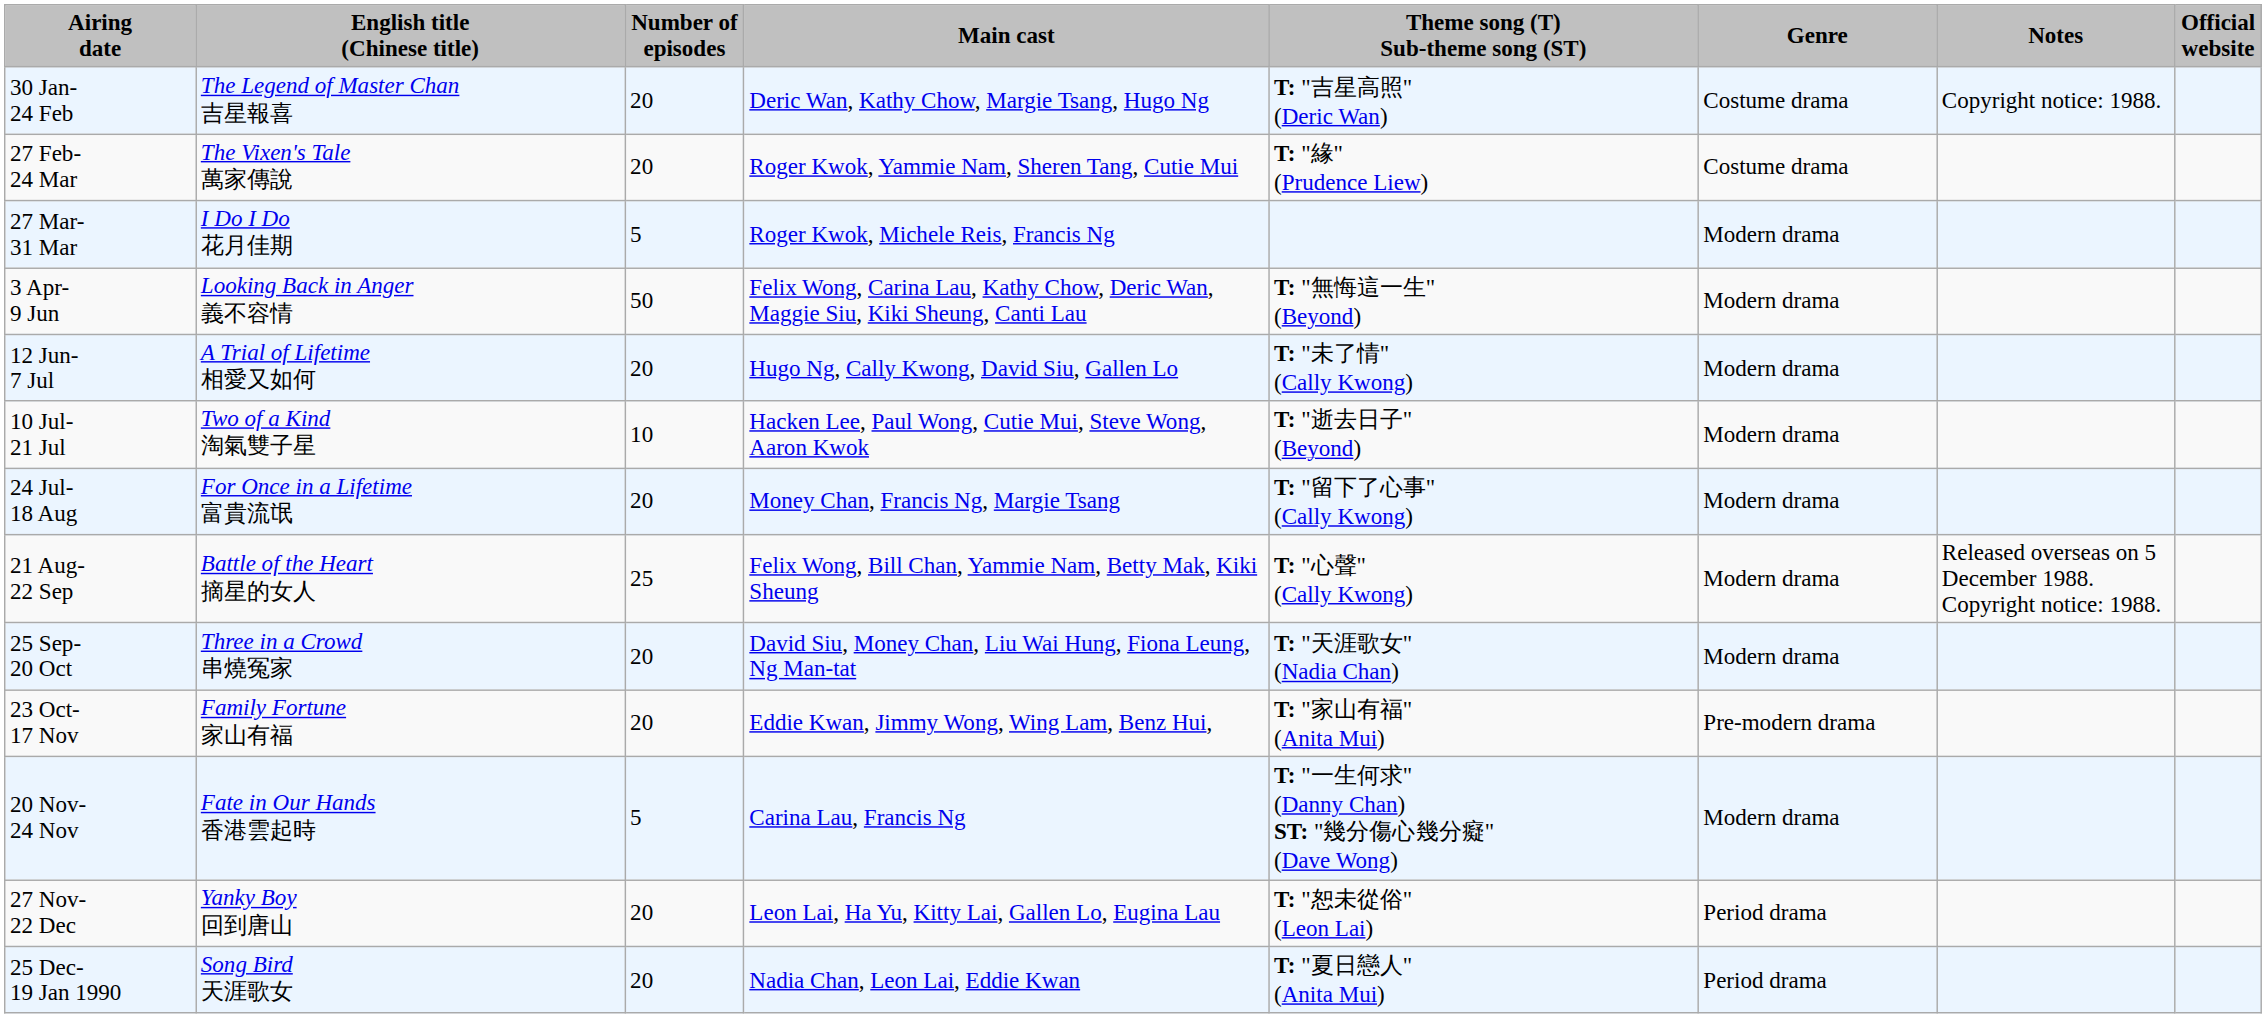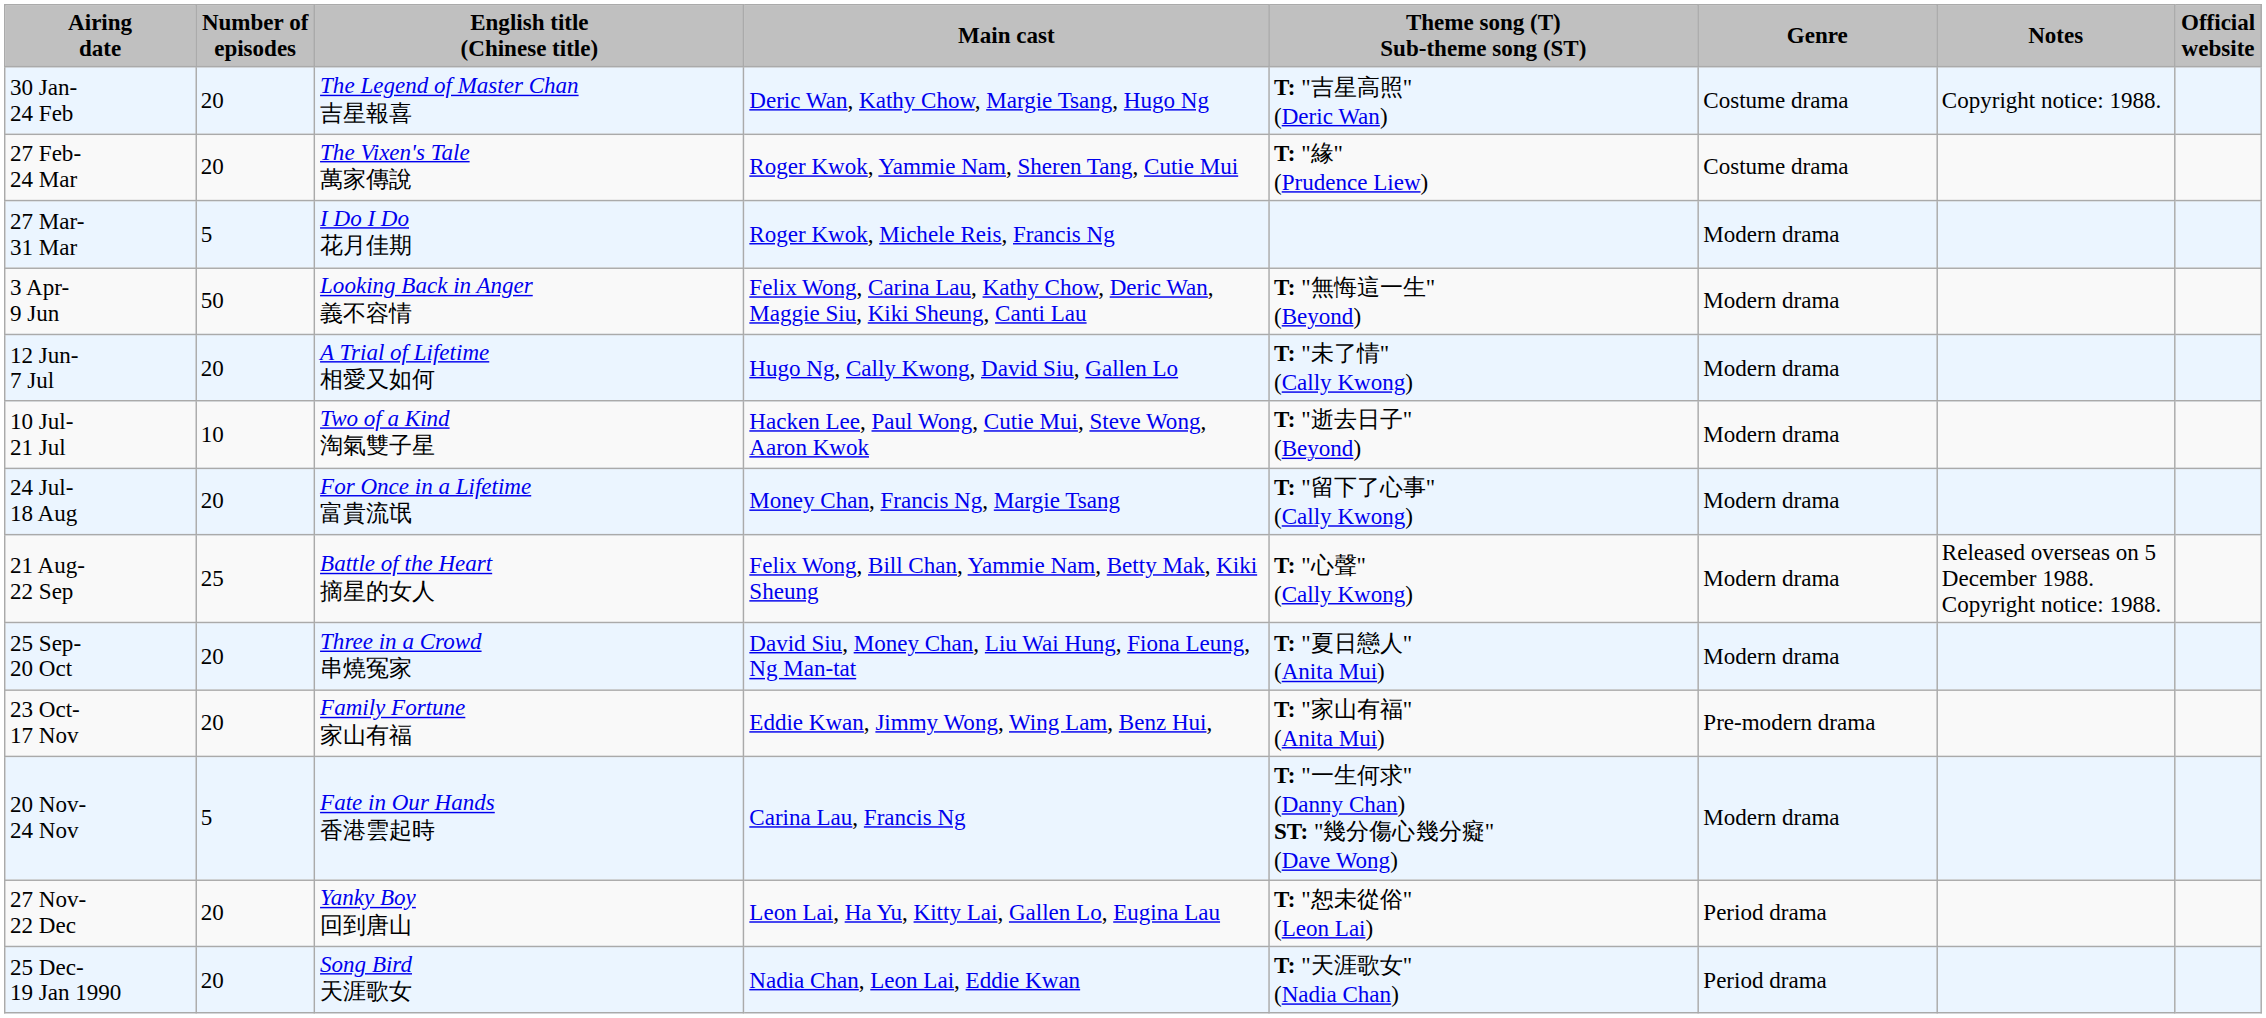columns swapped: (410, 35) <-> (684, 35)
(1343, 656) T: "天涯歌女" (Nadia Chan) -> (1343, 656) T: "夏日戀人" (Anita Mui)
(1343, 980) T: "夏日戀人" (Anita Mui) -> (1343, 980) T: "天涯歌女" (Nadia Chan)
